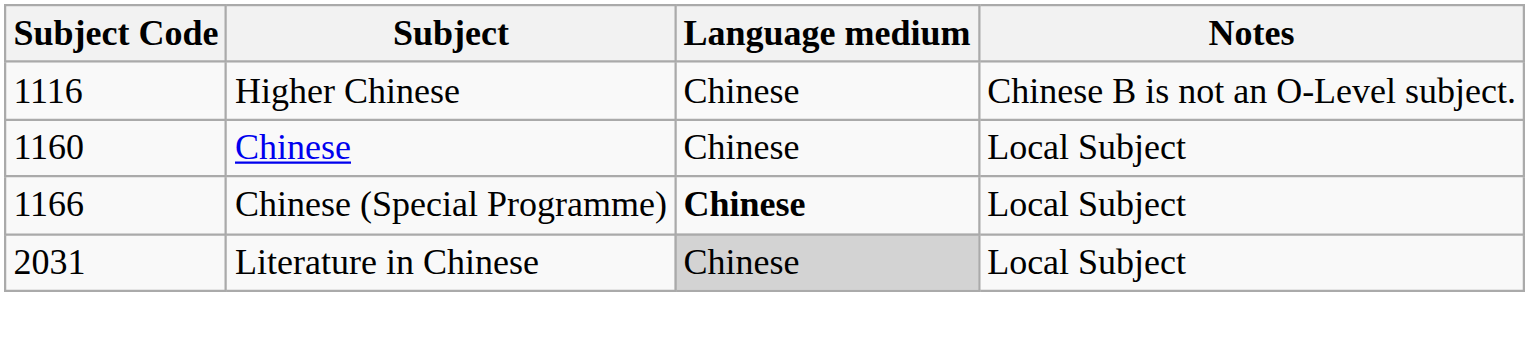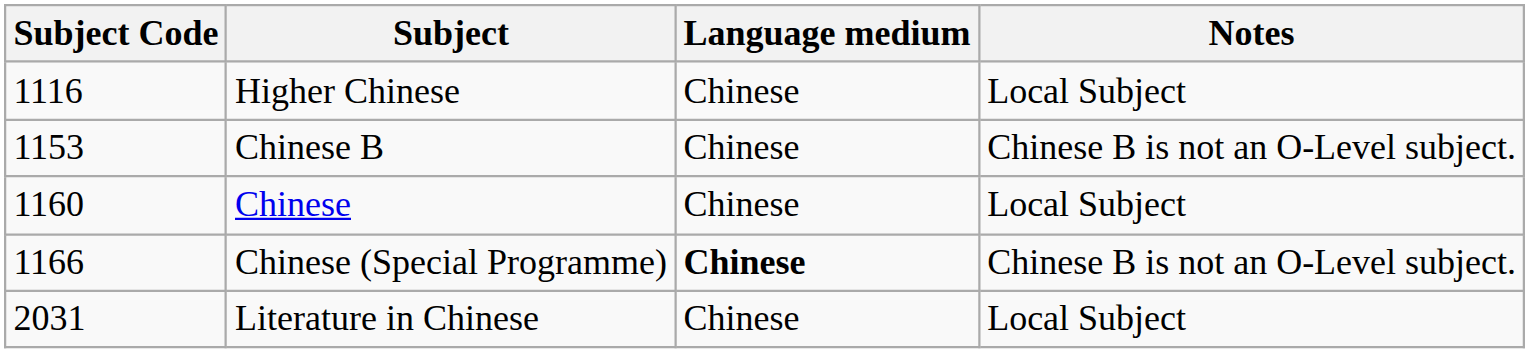(1252, 90) Chinese B is not an O-Level subject. -> (1087, 90) Local Subject
+ row: (310, 147)
(1087, 204) Local Subject -> (1252, 261) Chinese B is not an O-Level subject.
(741, 261) lightgrey background -> (741, 318) no background
